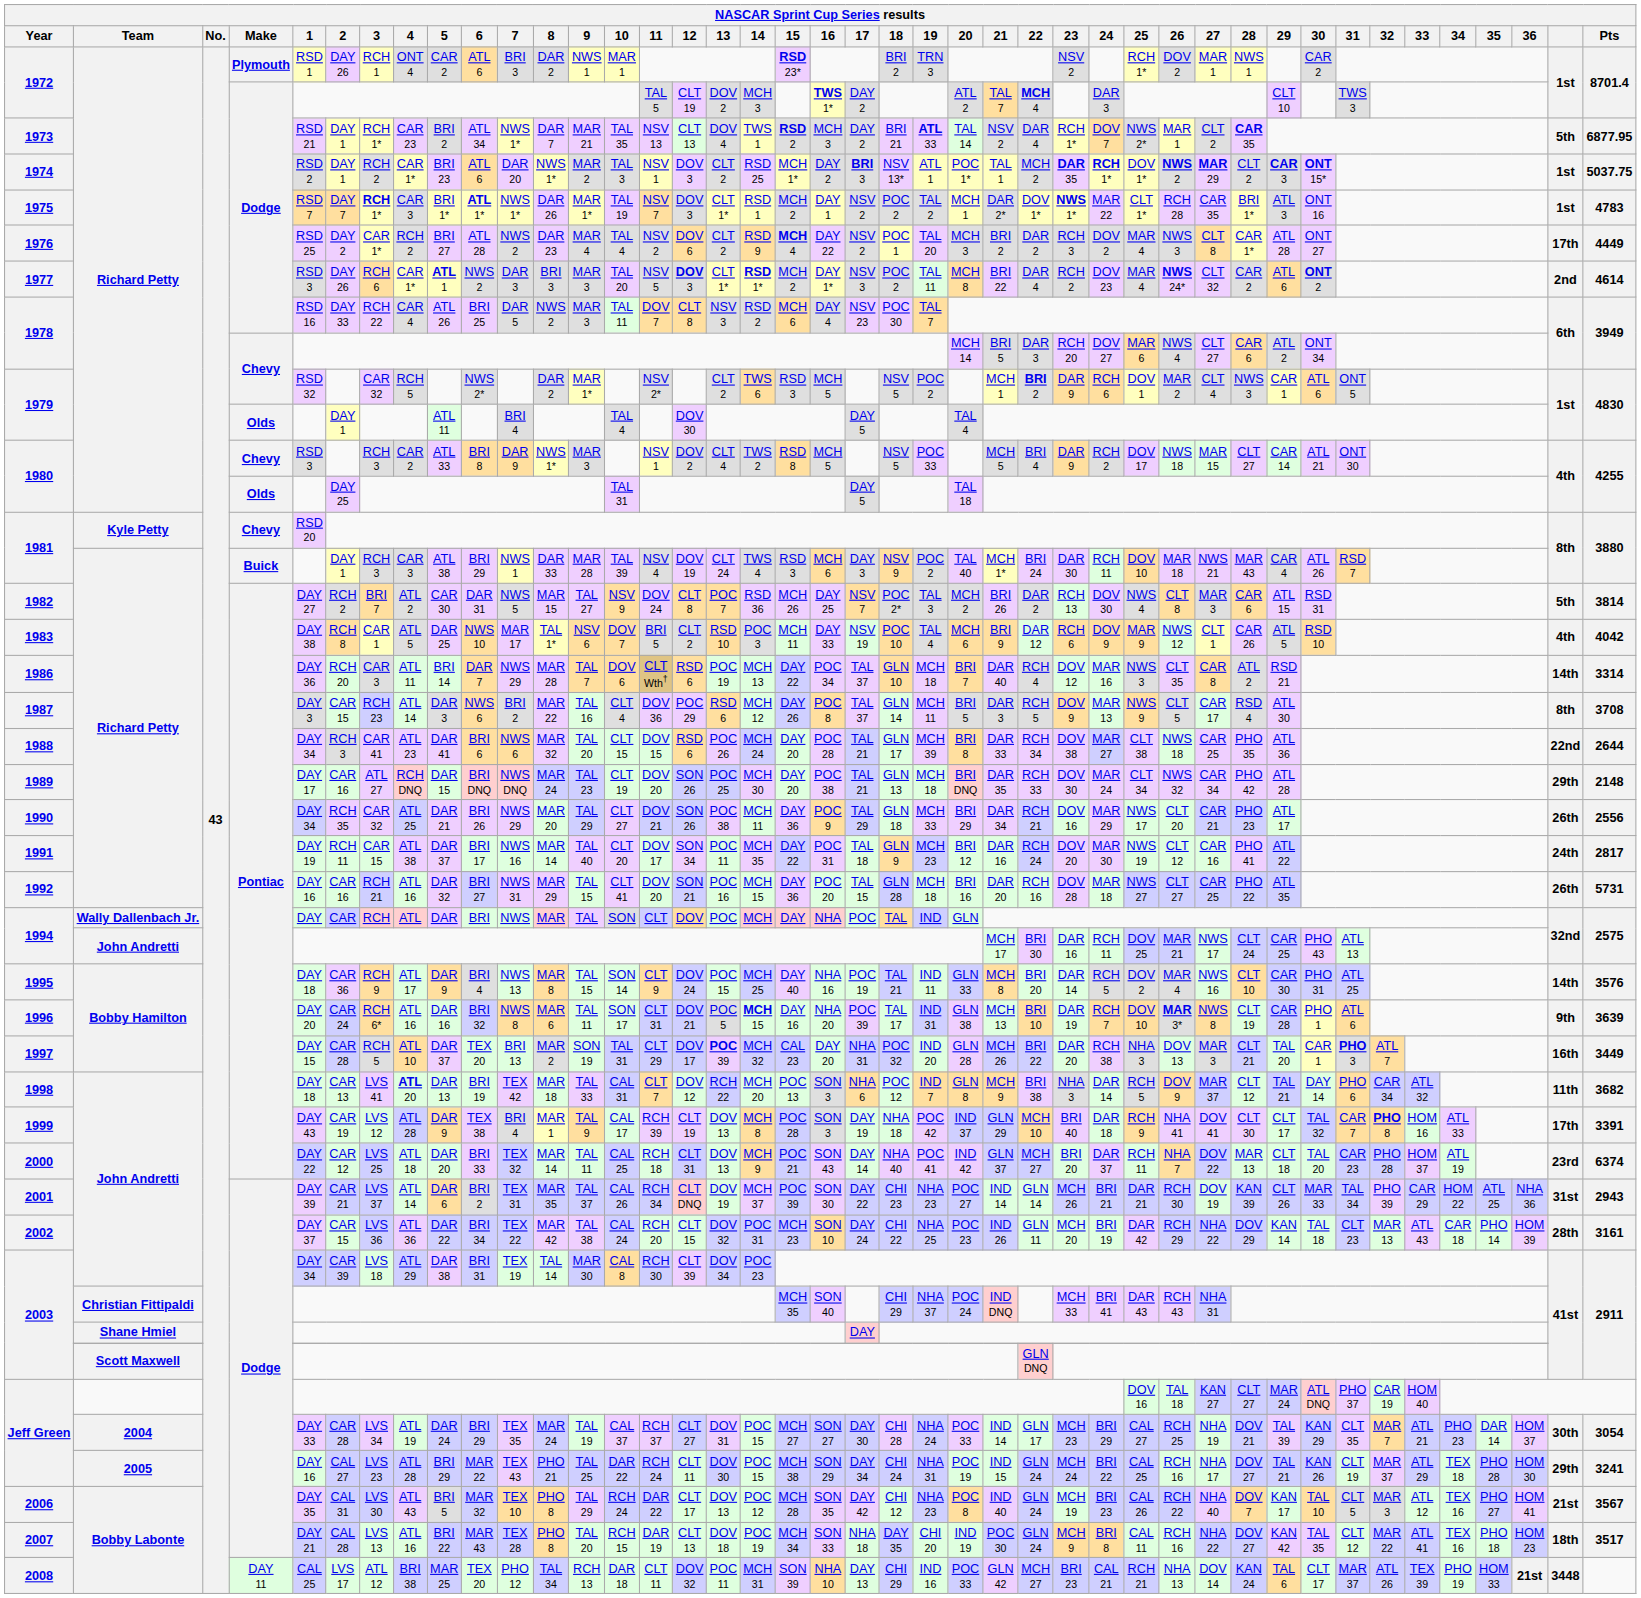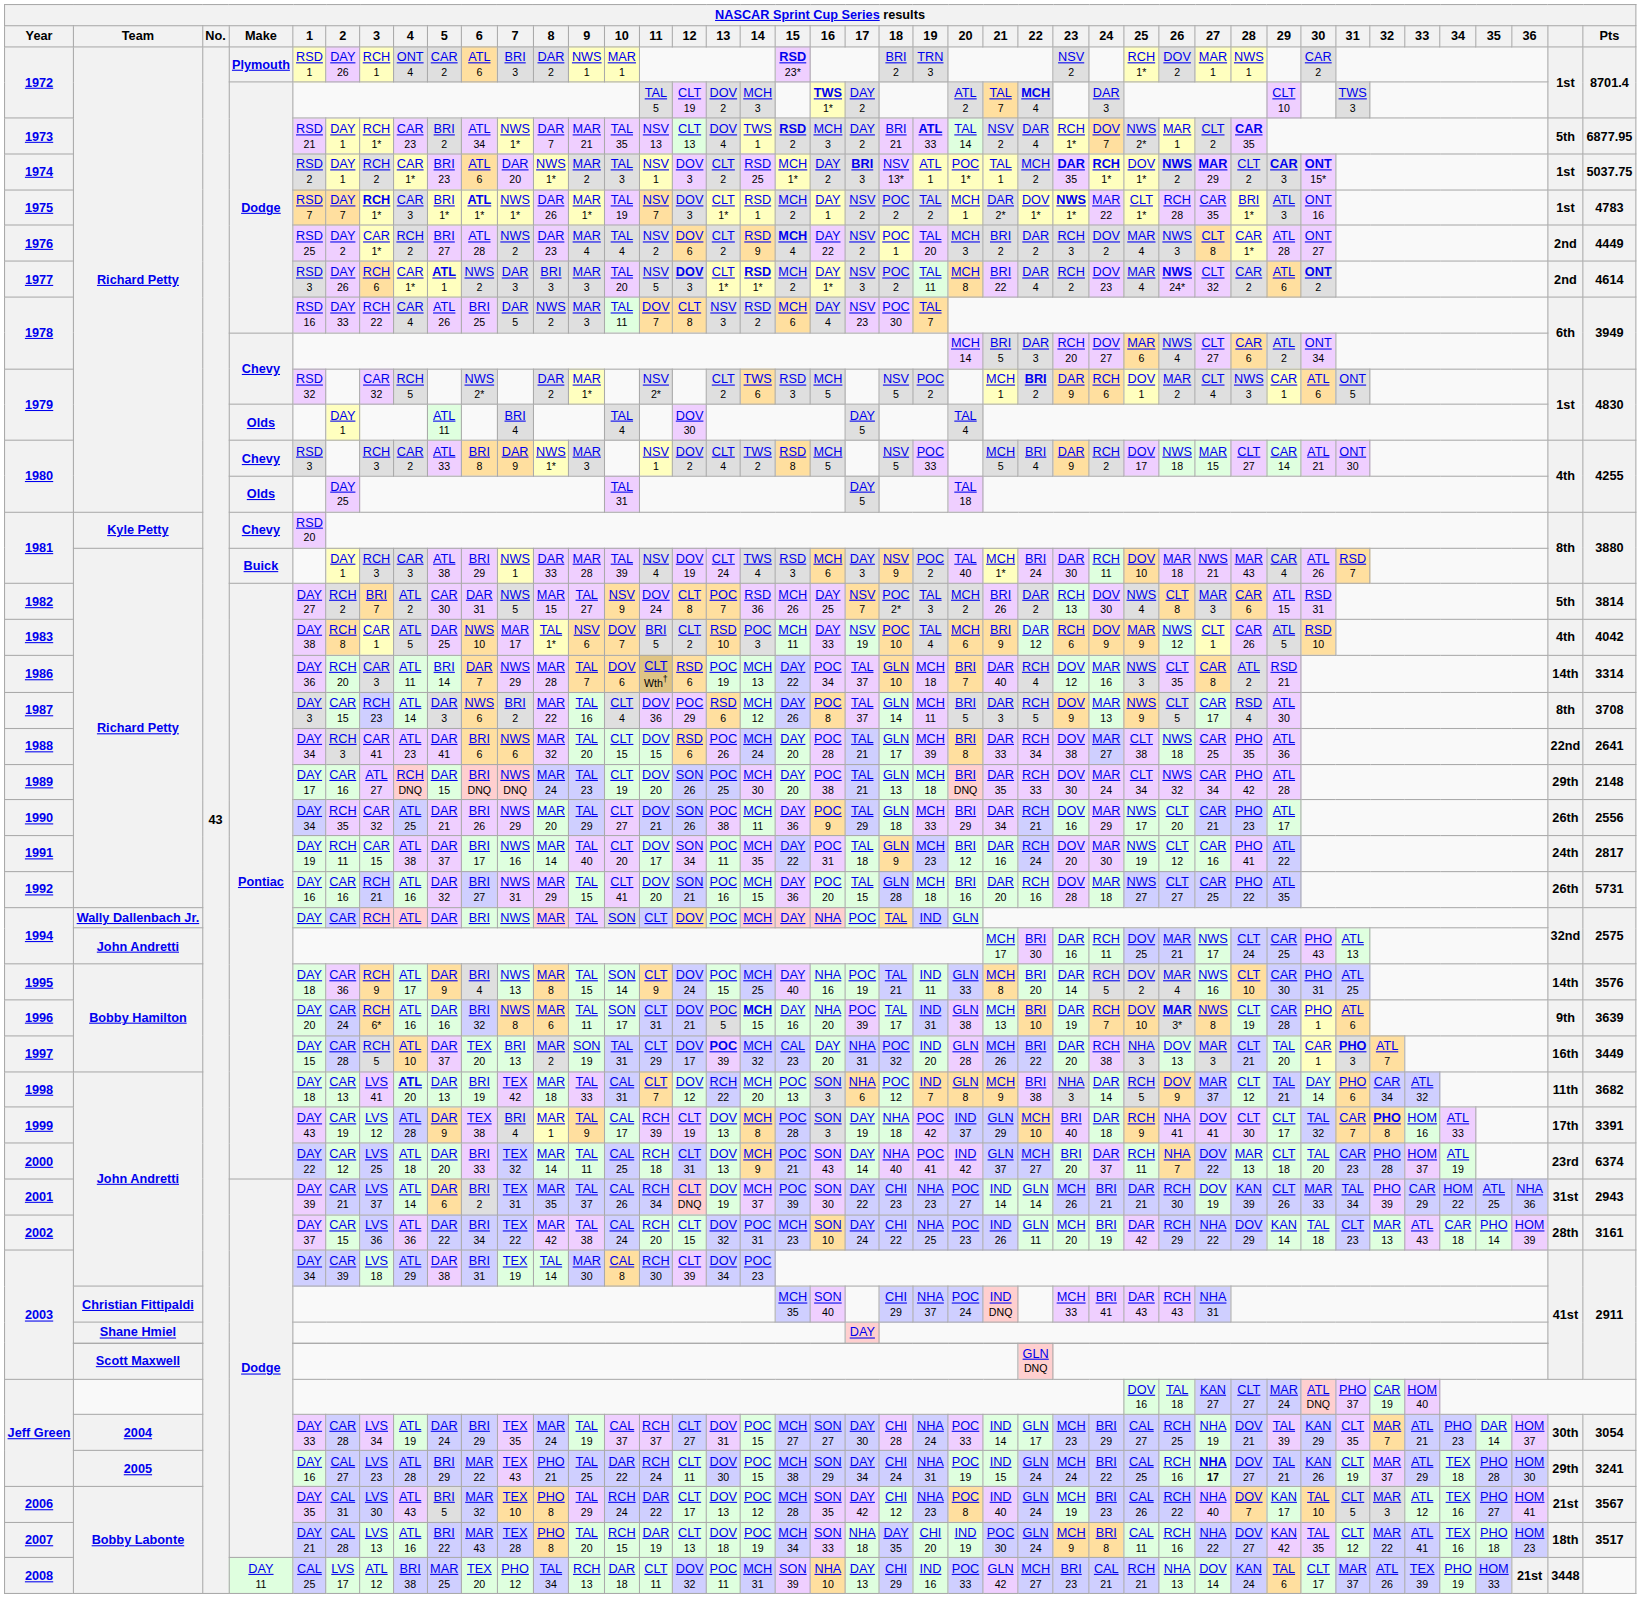(1565, 243) 17th -> (1565, 243) 2nd
(1609, 746) 2644 -> (1609, 746) 2641
(1213, 1468) normal -> (1213, 1468) bold
